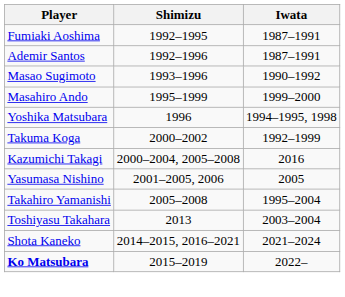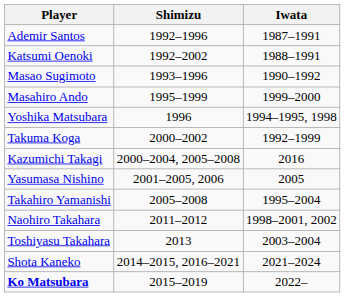- row: (54, 35)
+ row: (50, 55)
+ row: (54, 220)
